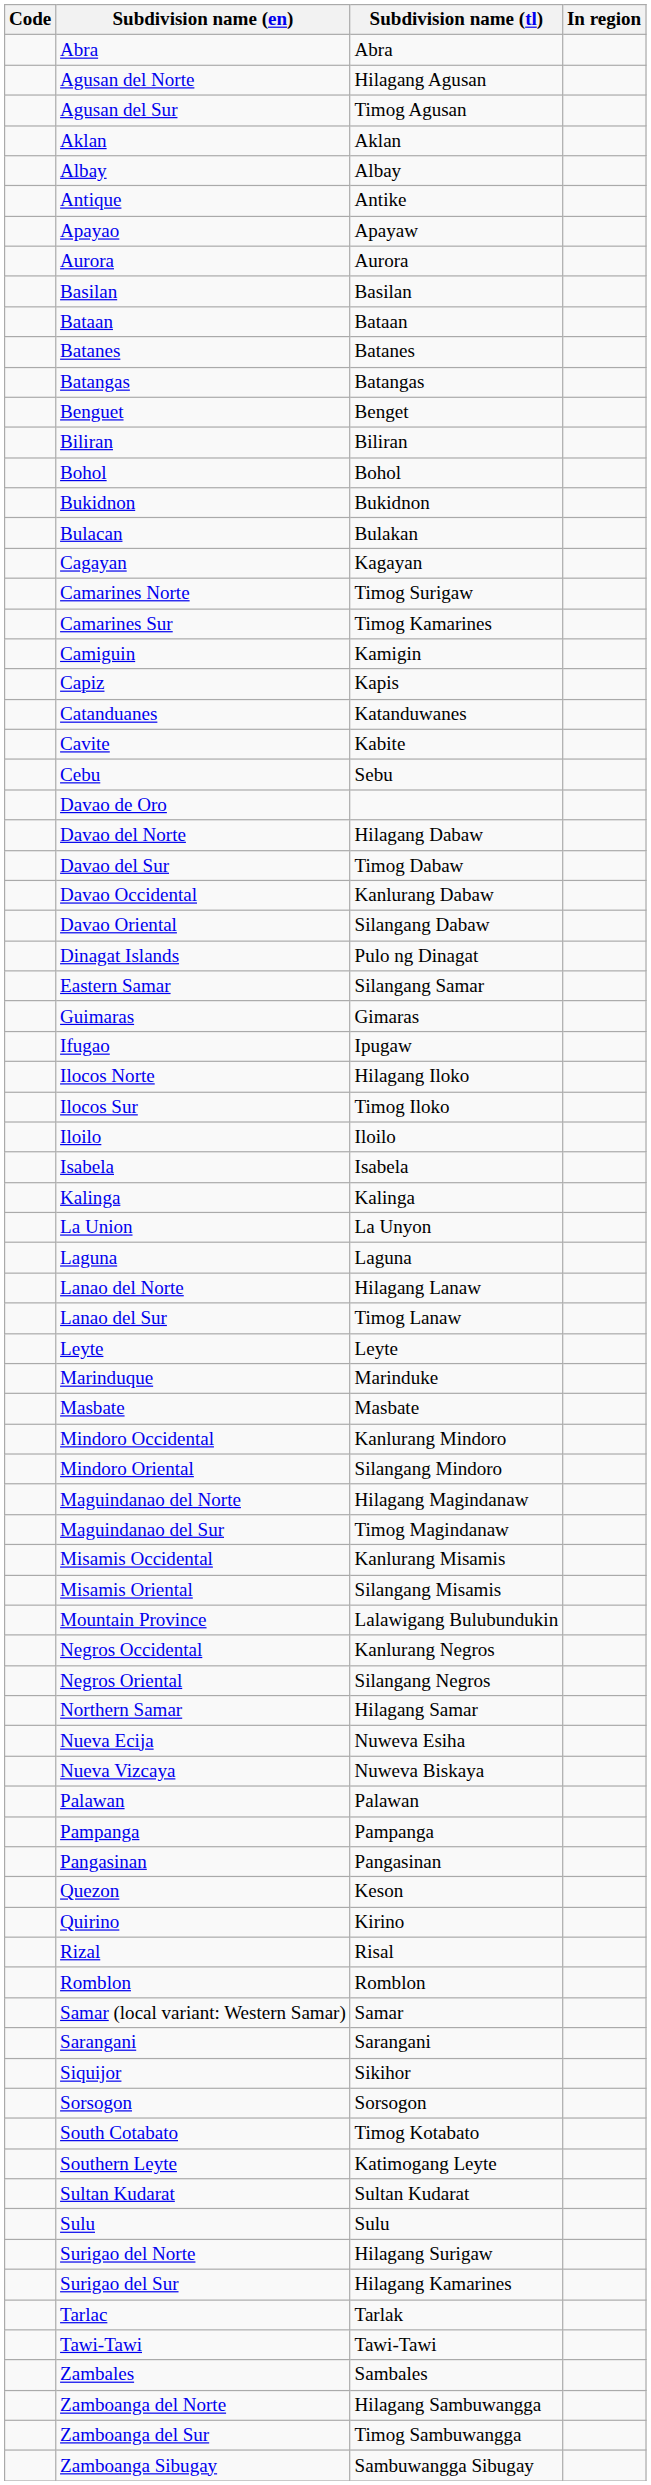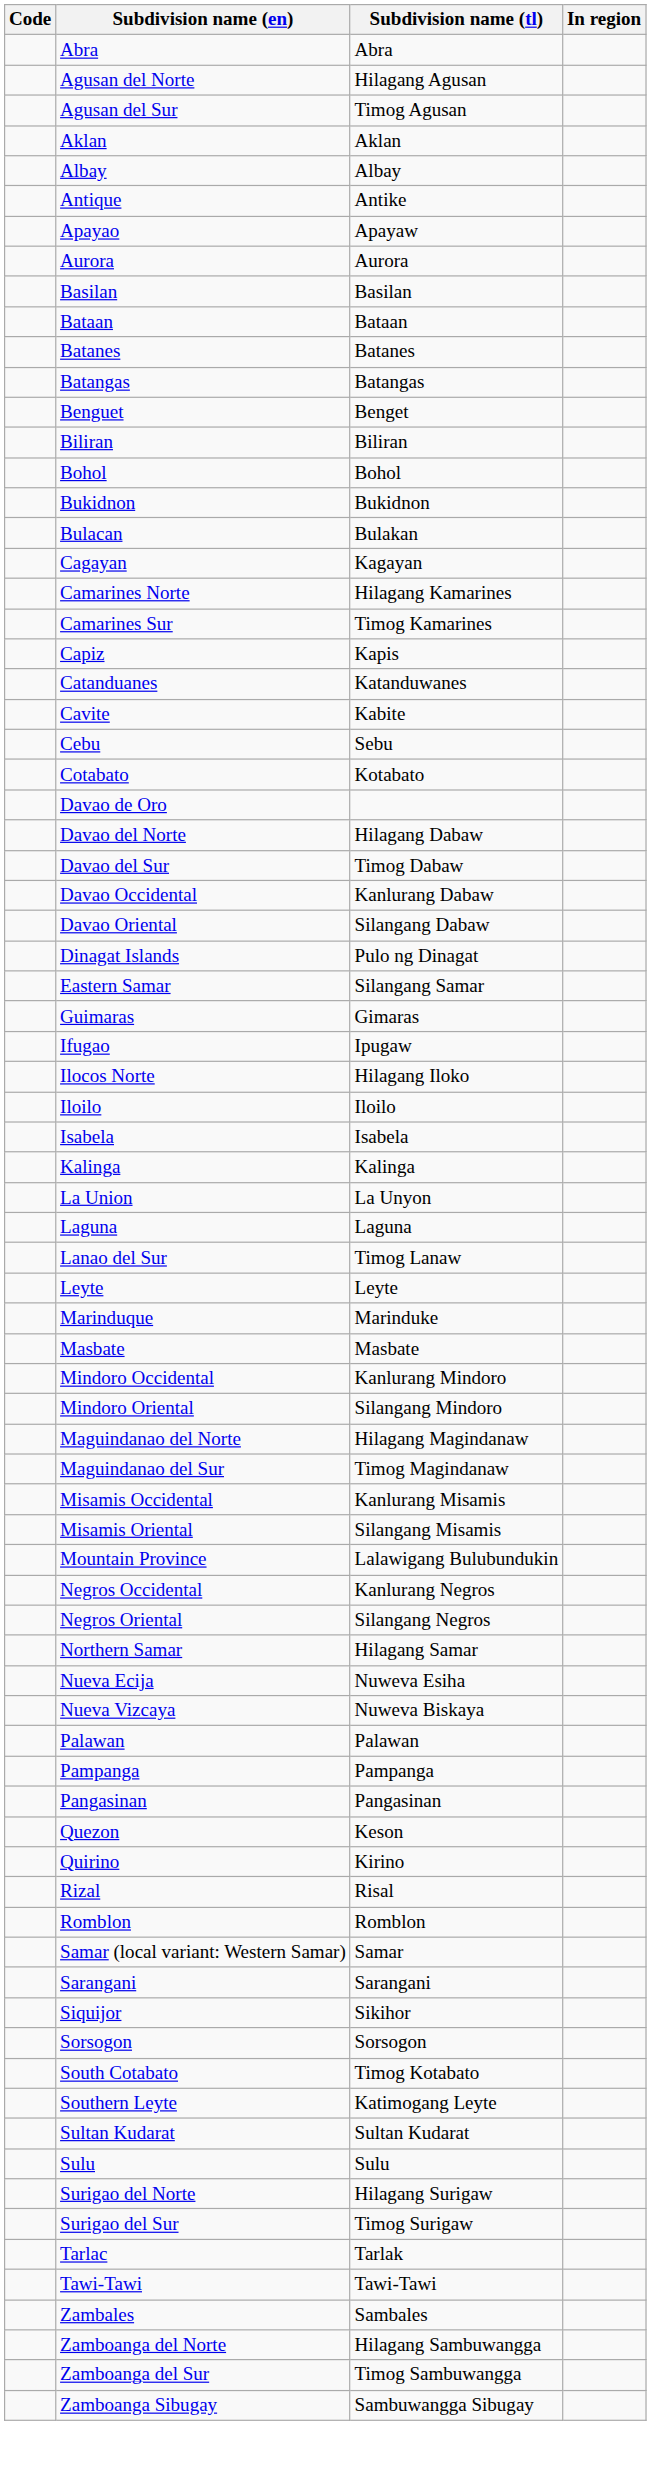(414, 593) Timog Surigaw -> (433, 593) Hilagang Kamarines
- row: (98, 653)
+ row: (94, 774)
- row: (99, 1106)
- row: (122, 1287)
(433, 2284) Hilagang Kamarines -> (414, 2223) Timog Surigaw
